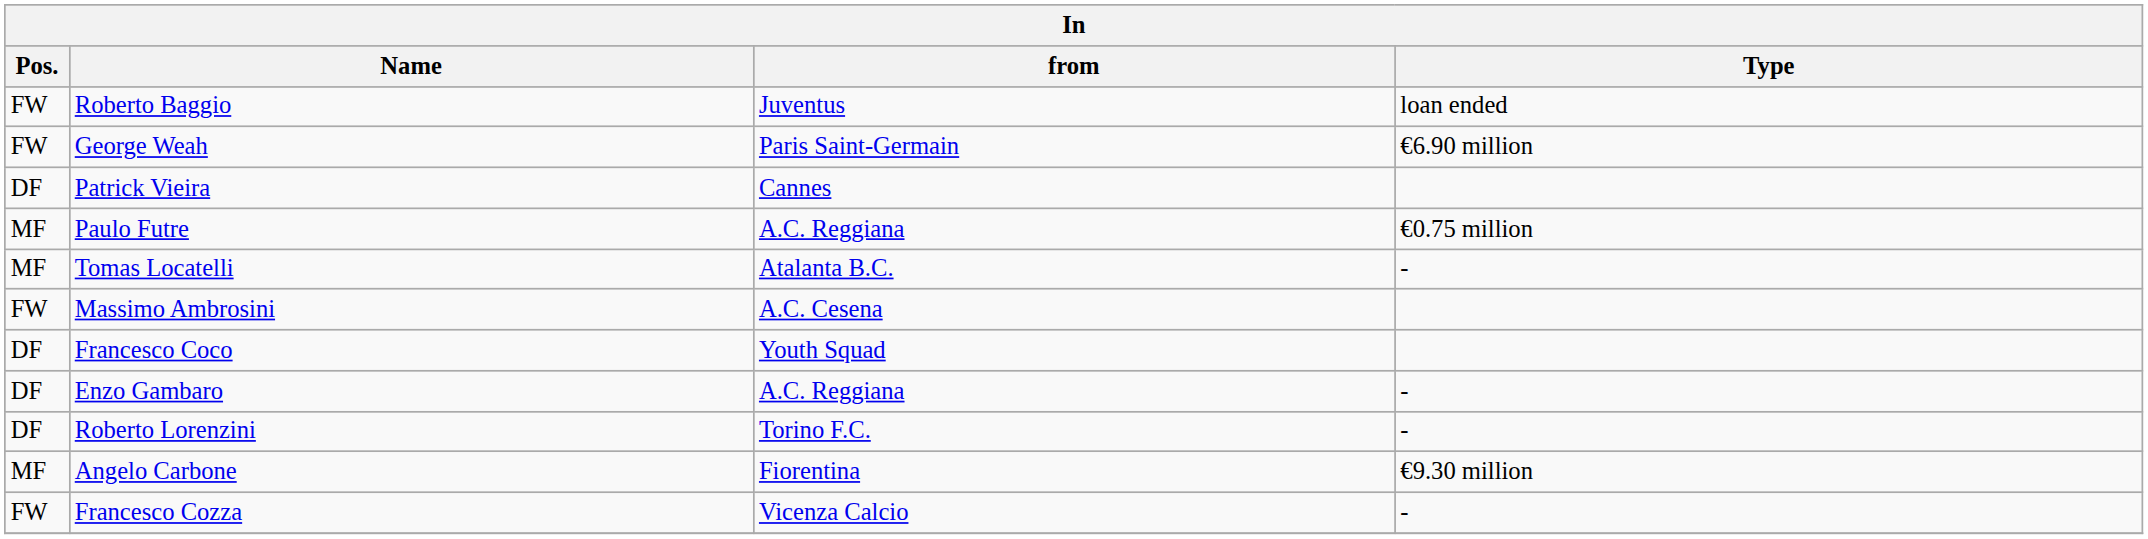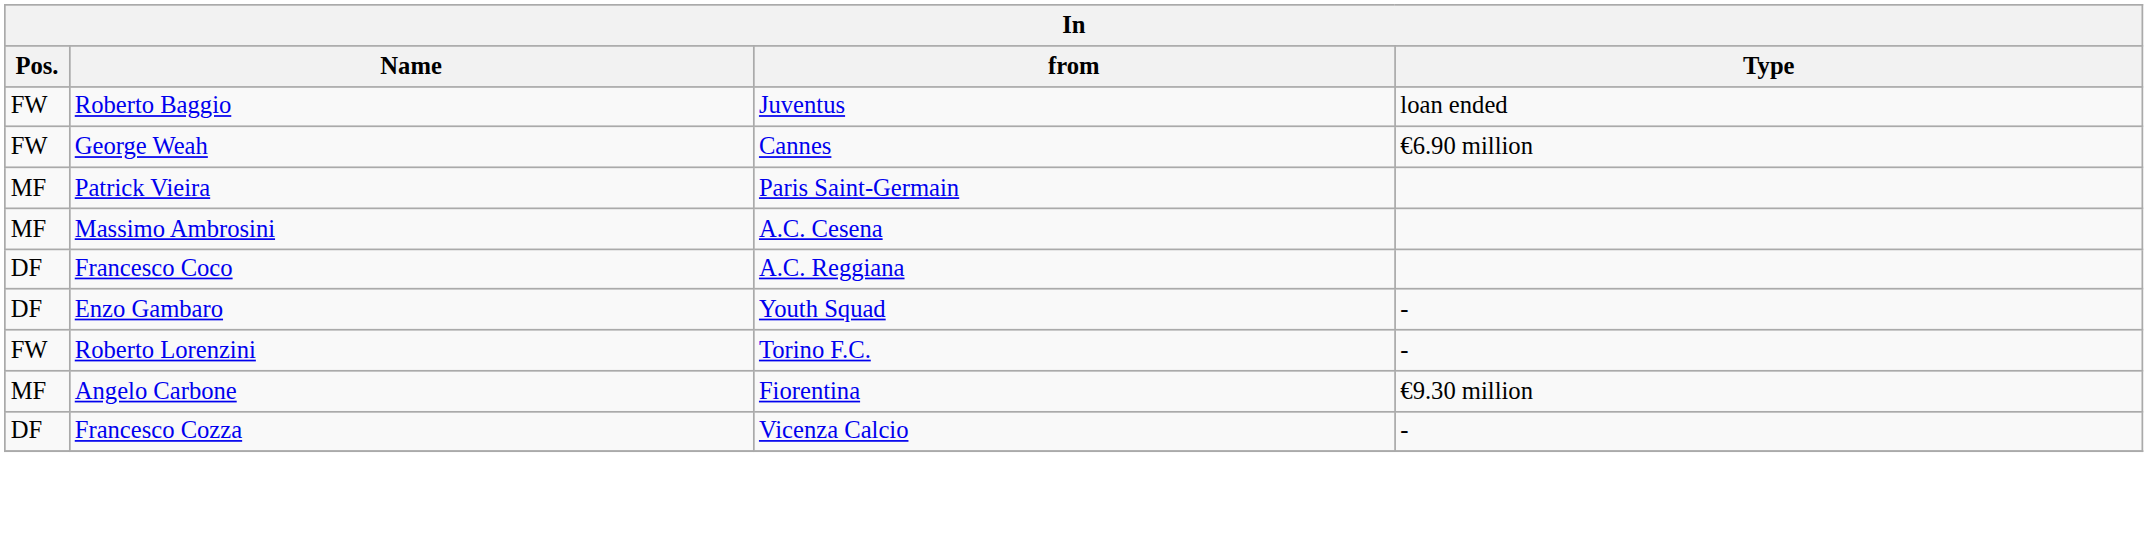(859, 147) Paris Saint-Germain -> (795, 147) Cannes
(26, 187) DF -> (28, 187) MF
(795, 187) Cannes -> (859, 187) Paris Saint-Germain
- row: (132, 228)
- row: (154, 268)
(29, 309) FW -> (28, 228) MF
(822, 350) Youth Squad -> (832, 268) A.C. Reggiana
(832, 390) A.C. Reggiana -> (822, 309) Youth Squad
(26, 431) DF -> (29, 350) FW
(29, 512) FW -> (26, 431) DF
